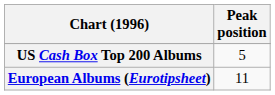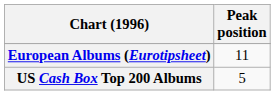rows swapped: (109, 55) <-> (109, 78)
